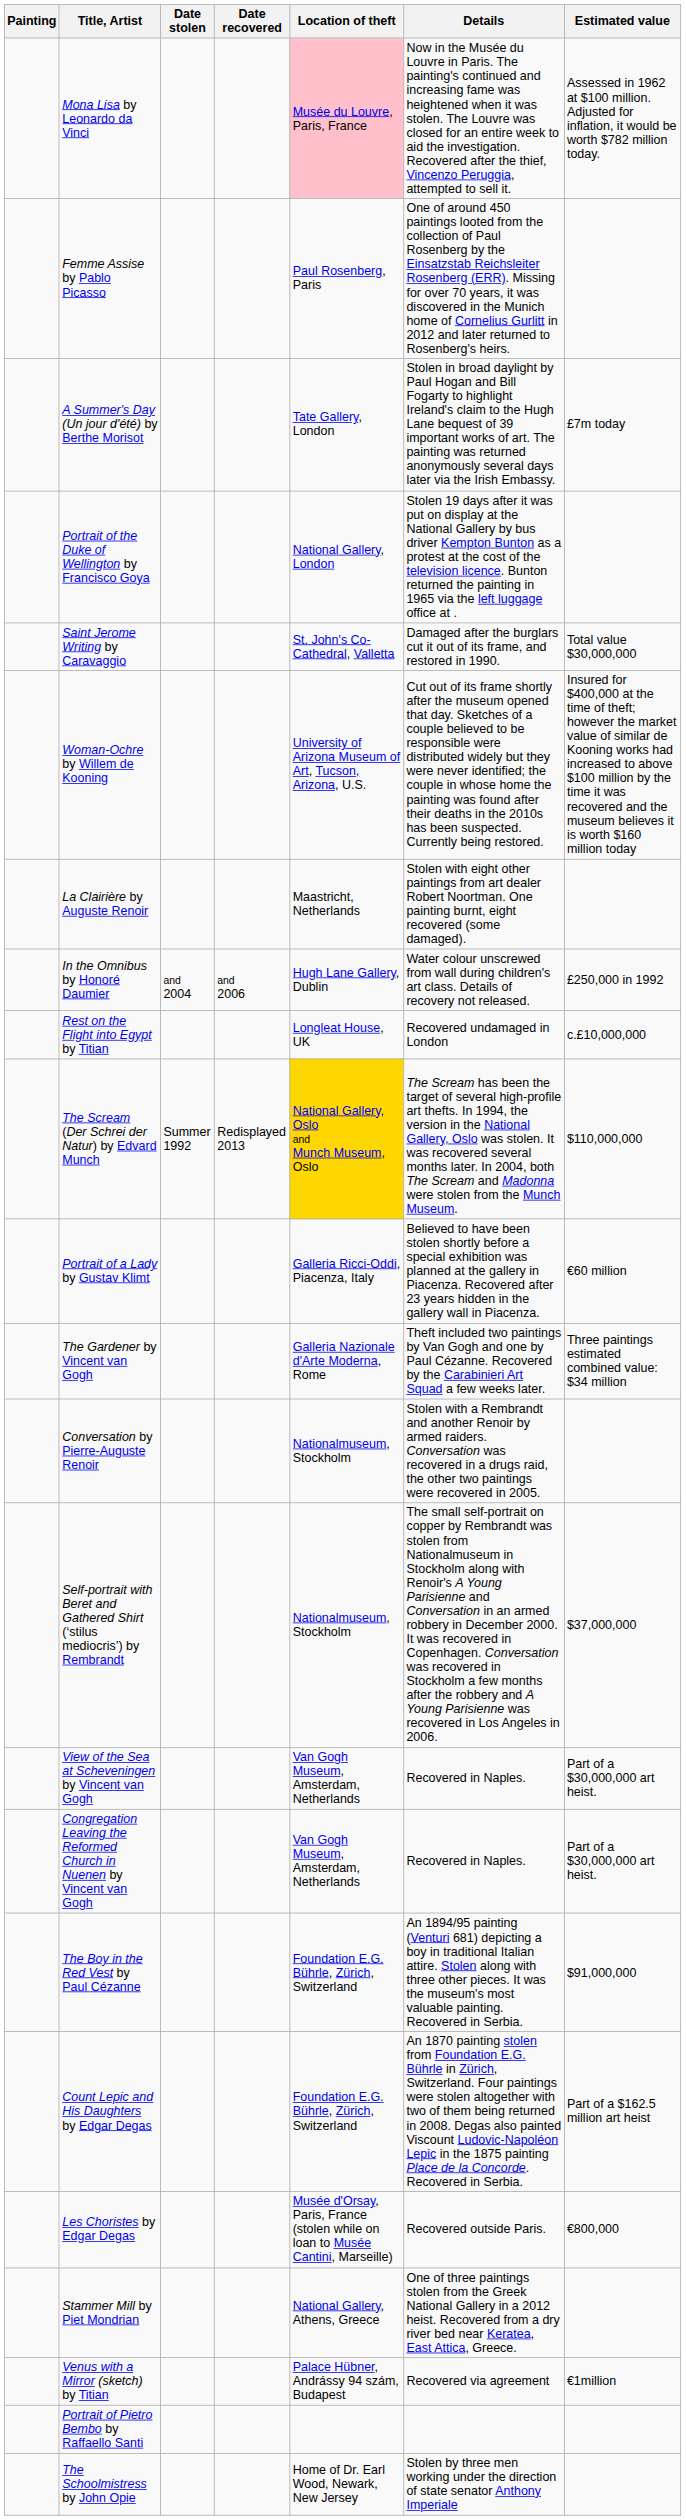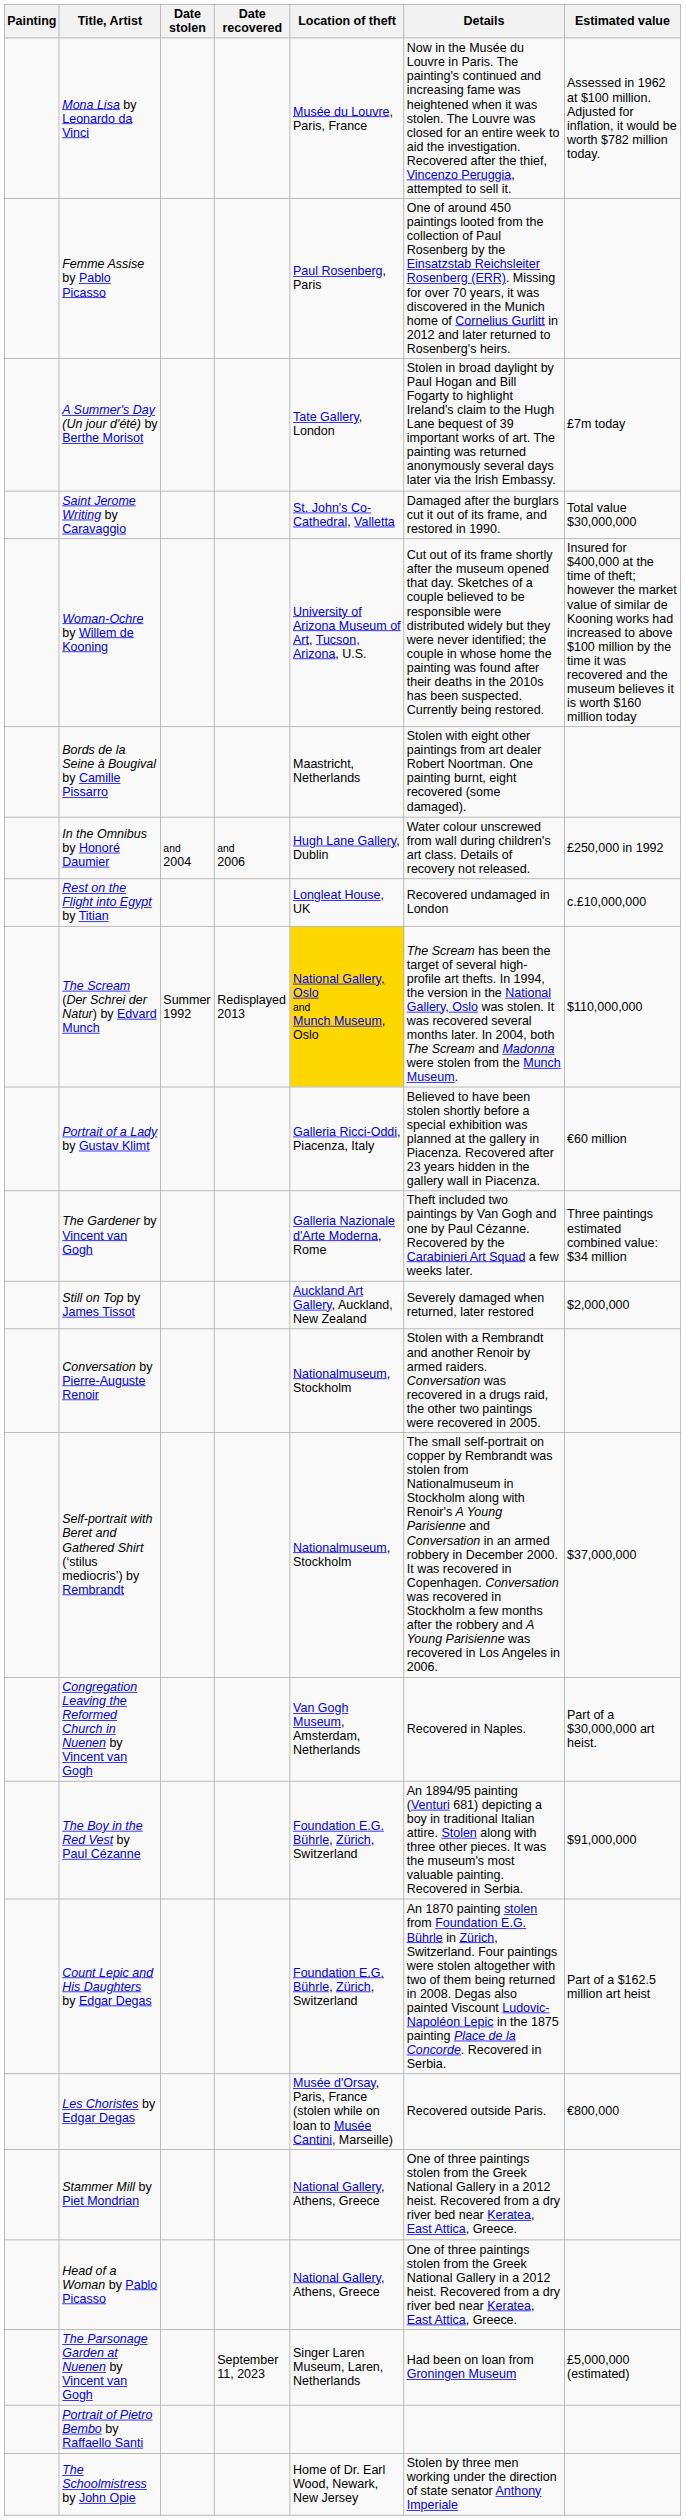(343, 118) pink background -> (343, 118) no background
- row: (106, 556)
+ row: (109, 771)
- row: (105, 904)
+ row: (101, 1304)
- row: (109, 1778)
+ row: (110, 2284)
- row: (102, 2381)
+ row: (105, 2367)
